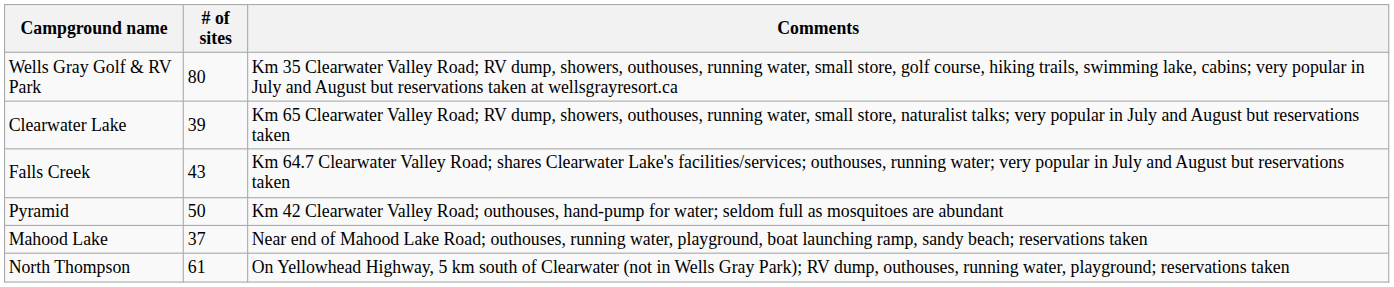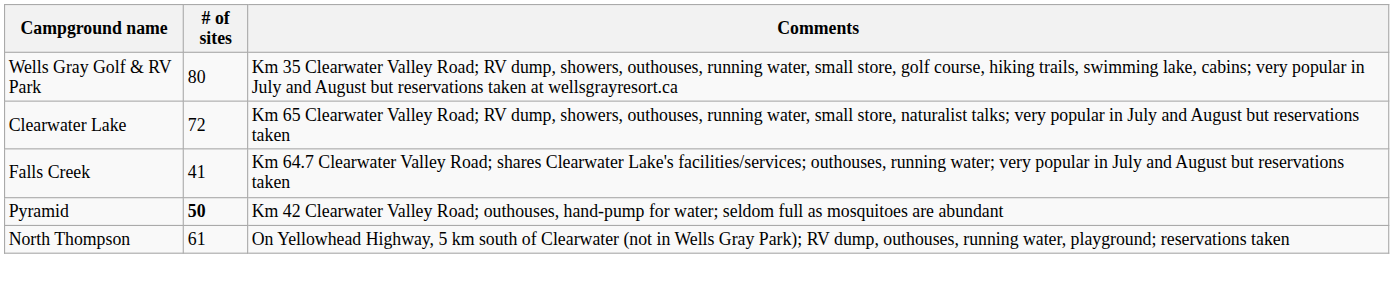(197, 124) 39 -> (197, 124) 72
(197, 173) 43 -> (197, 173) 41
(197, 211) normal -> (197, 211) bold
- row: (58, 239)
